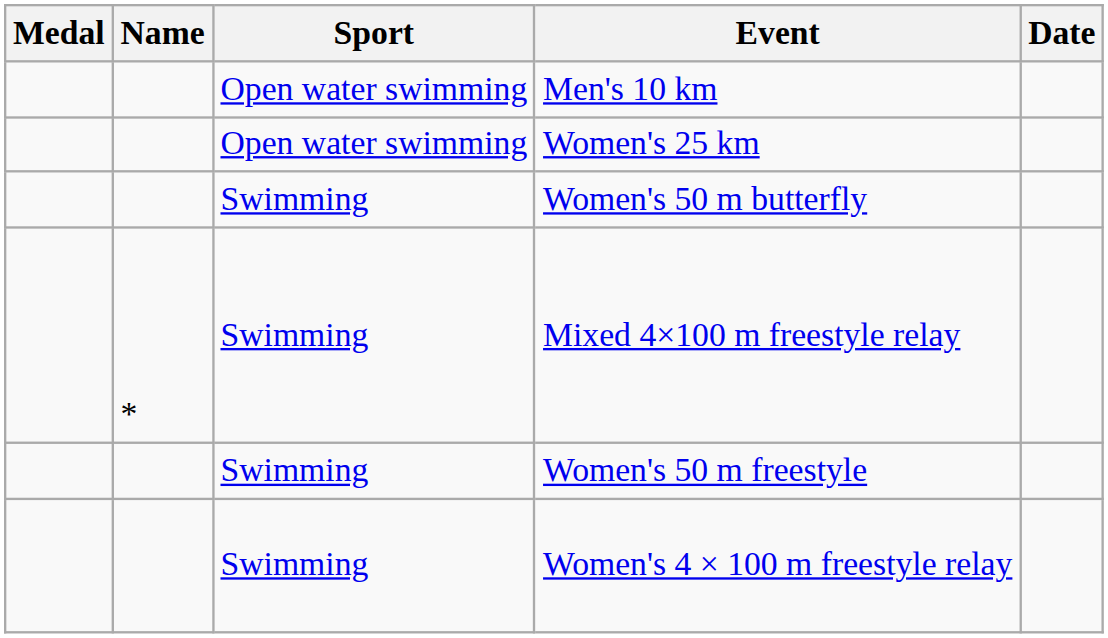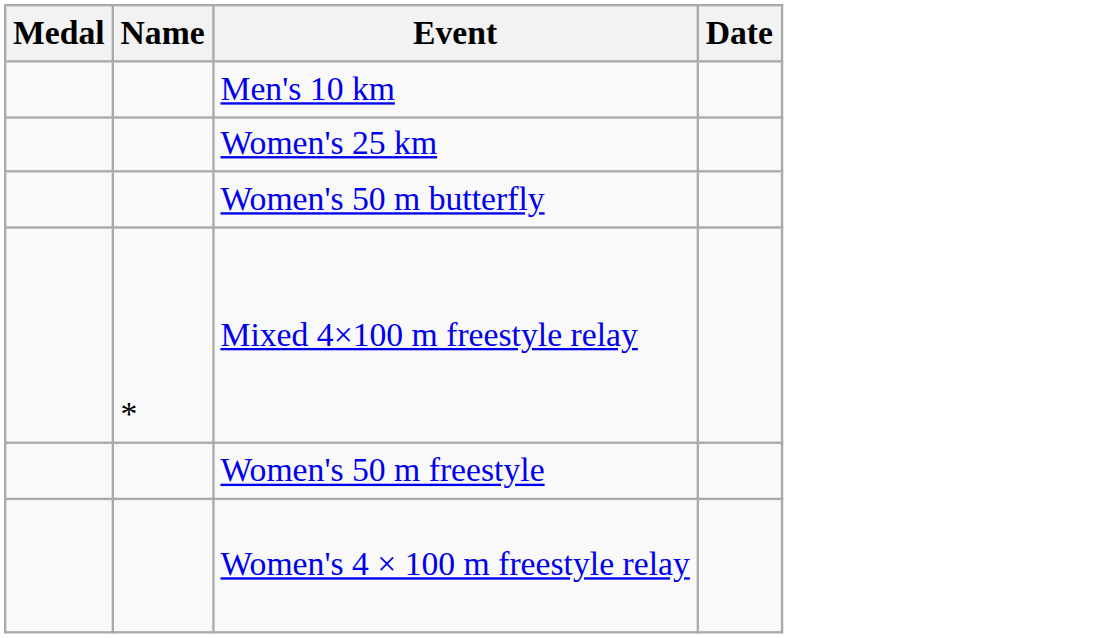- column: (374, 32)
